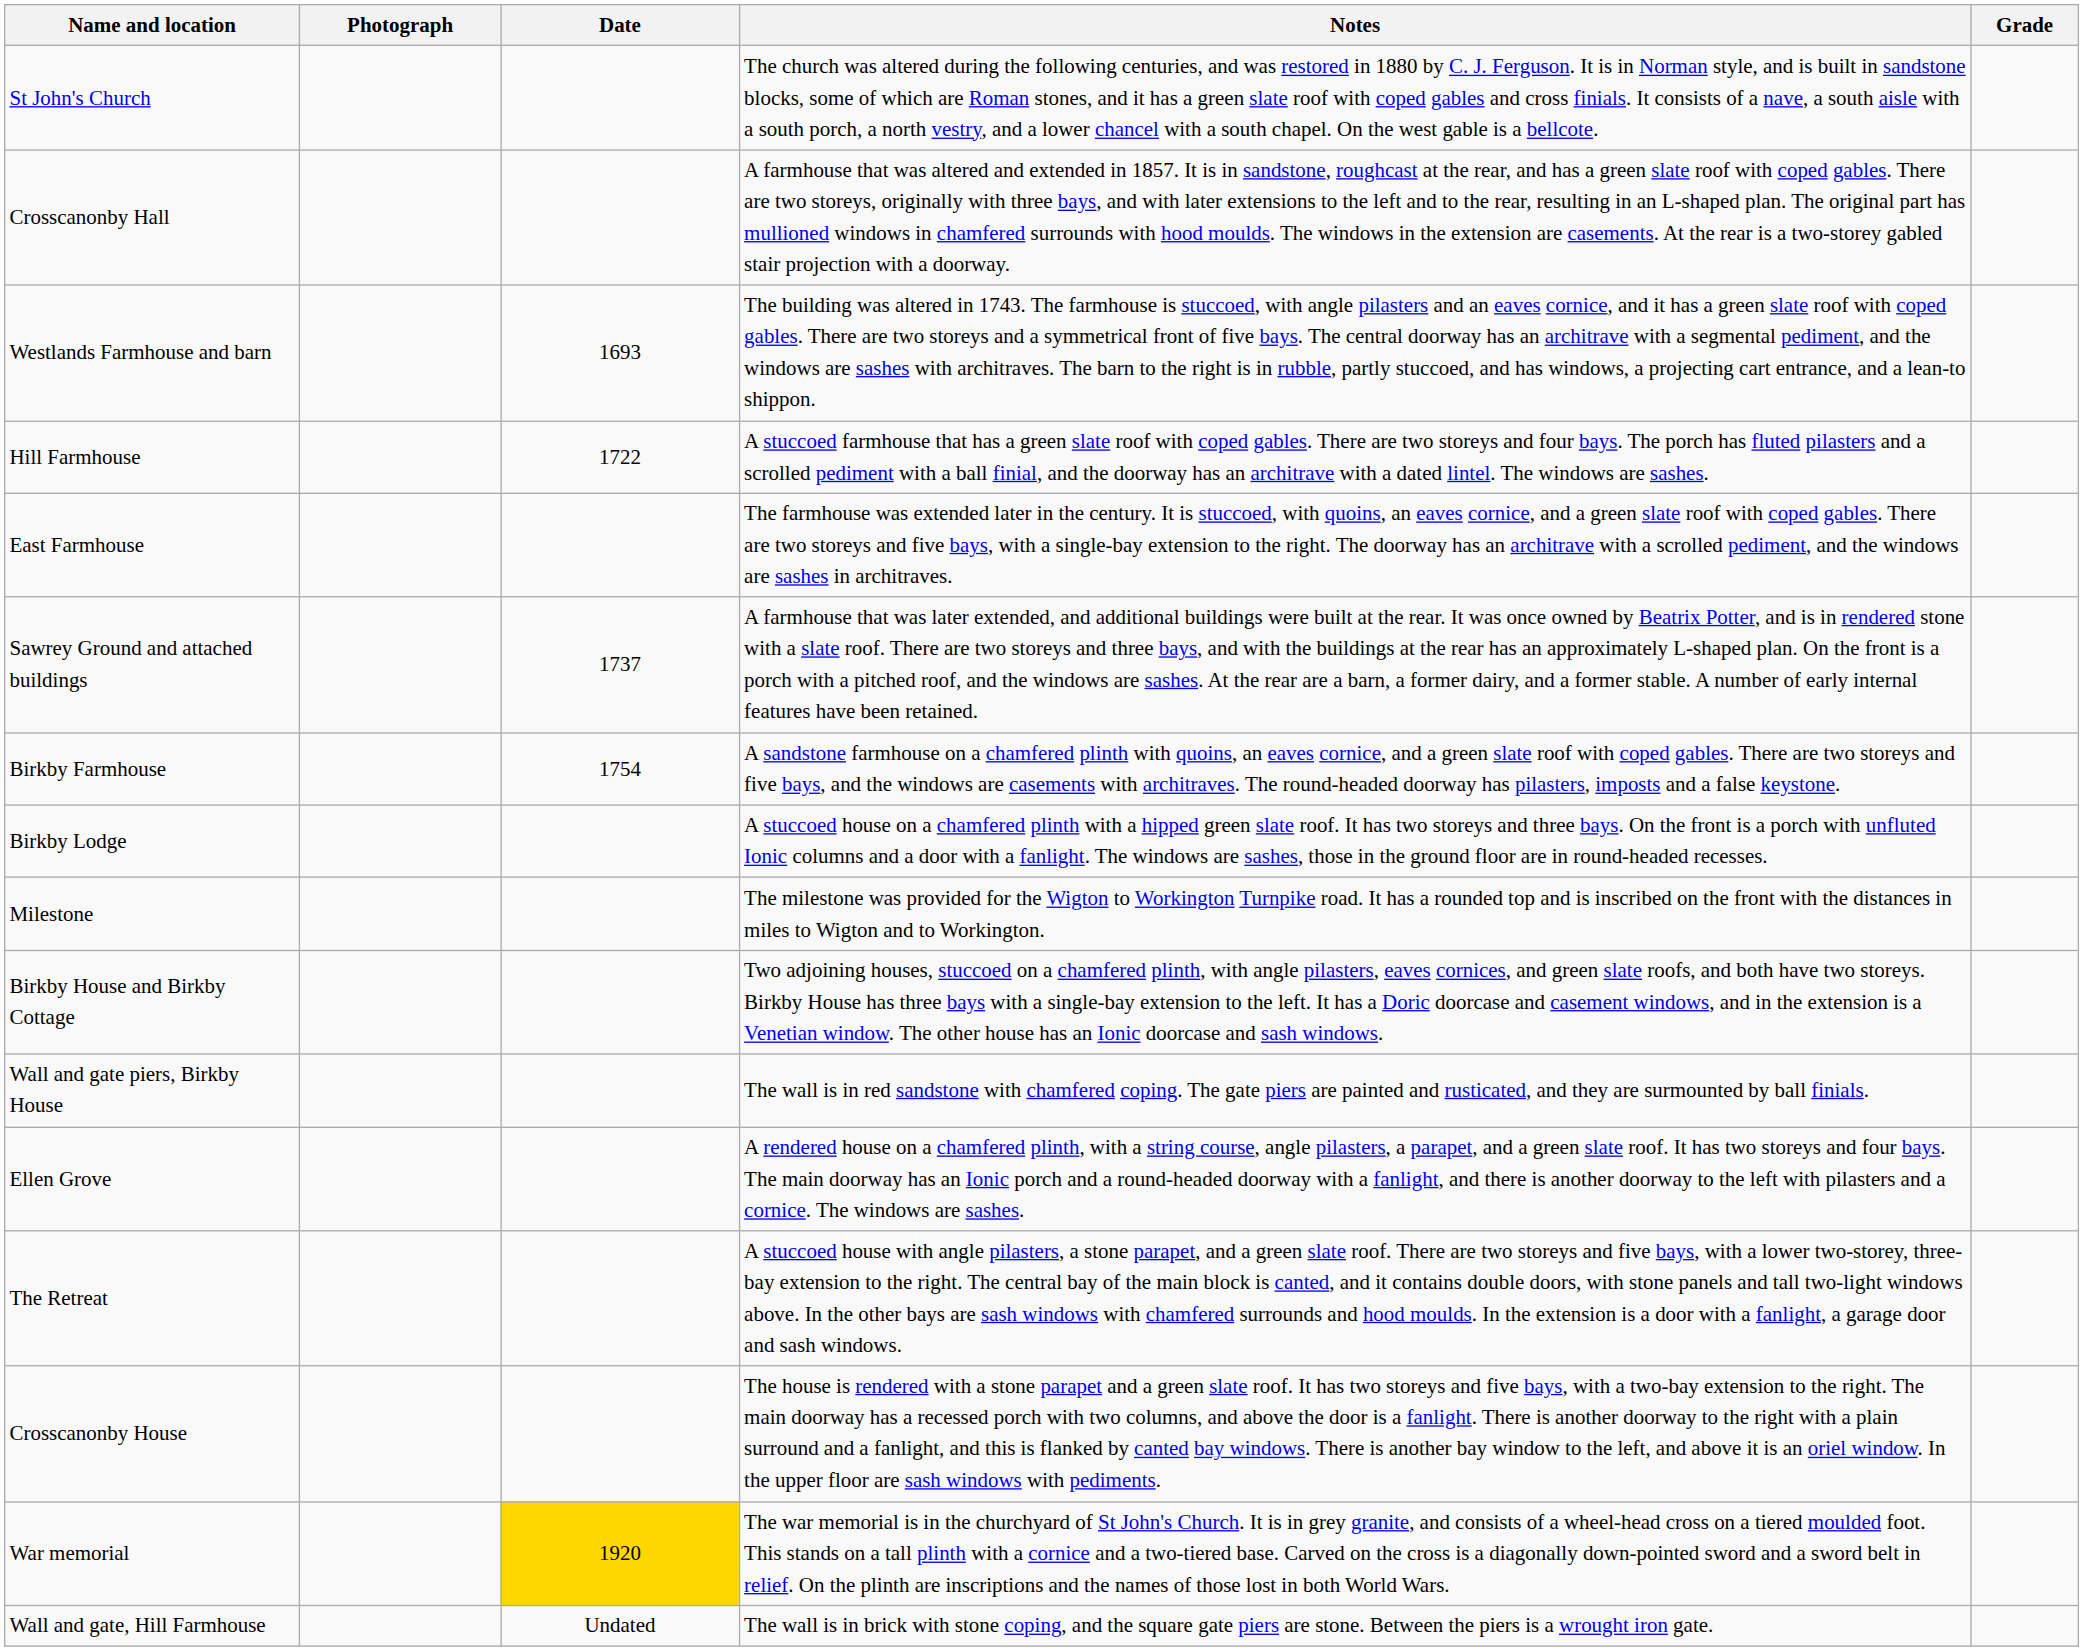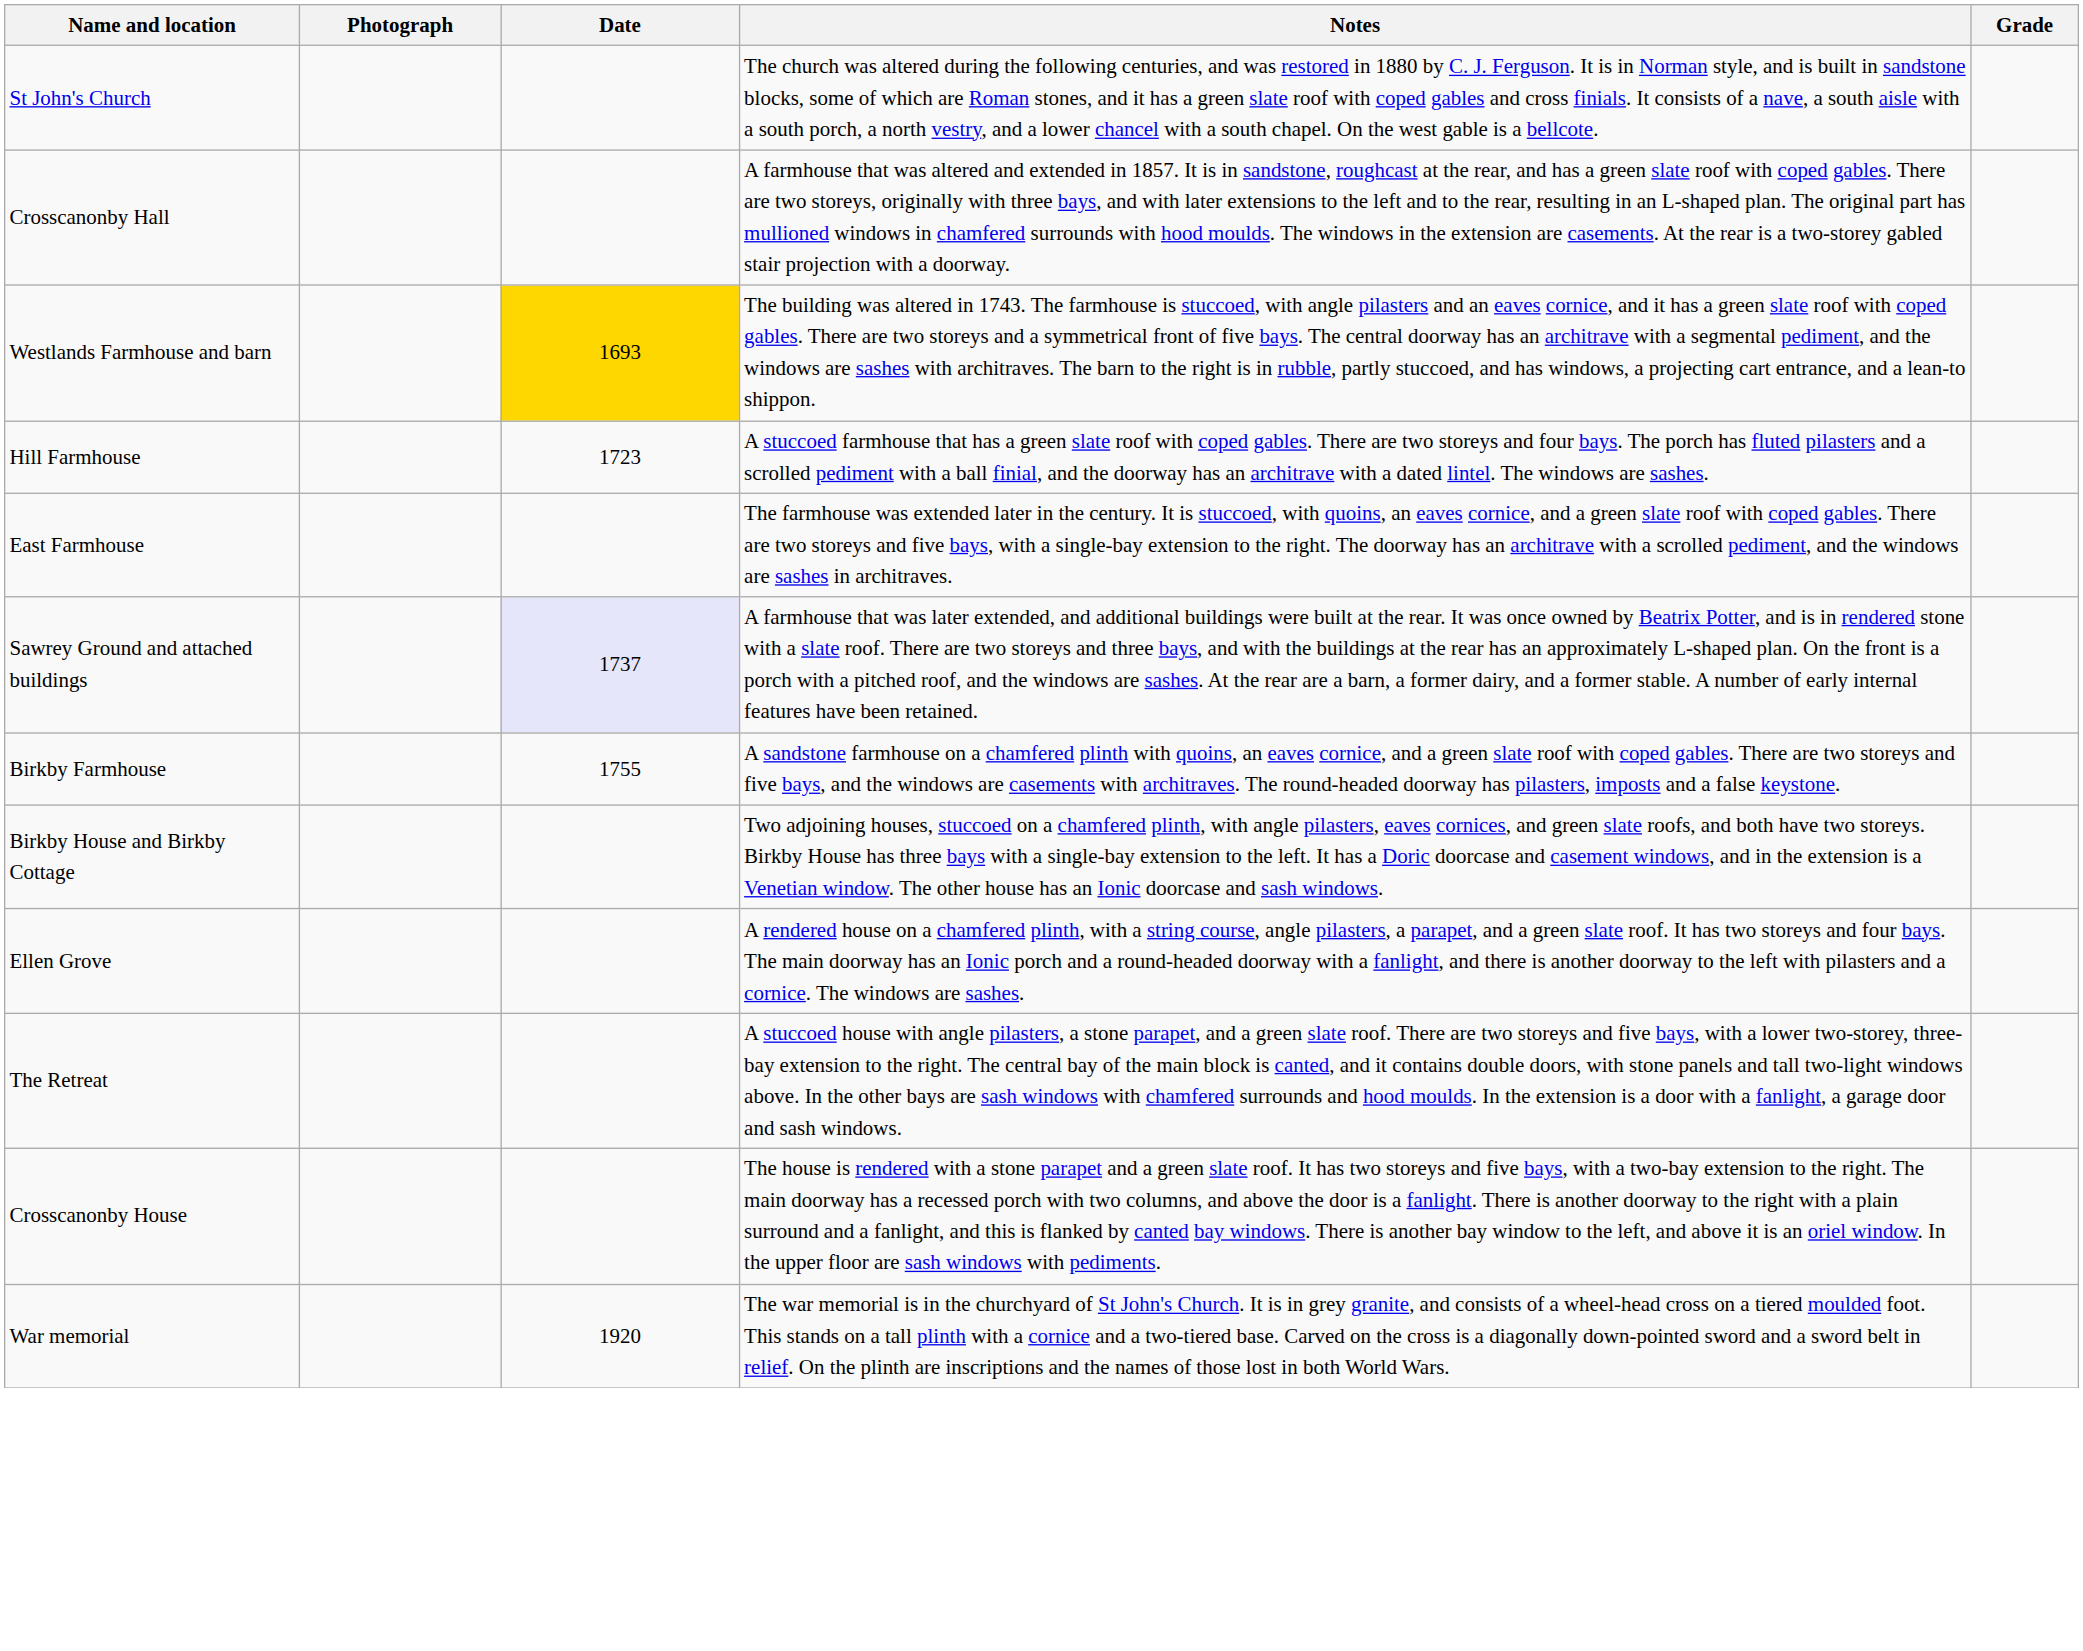(620, 352) no background -> (620, 352) gold background
(620, 456) 1722 -> (620, 456) 1723
(620, 664) no background -> (620, 664) lavender background
(620, 768) 1754 -> (620, 768) 1755
- row: (68, 841)
- row: (51, 913)
- row: (124, 1090)
(620, 1553) gold background -> (620, 1335) no background
- row: (138, 1625)
